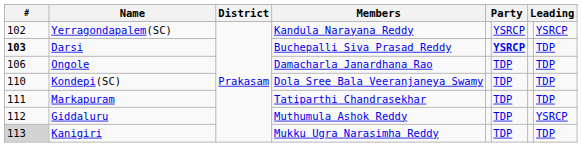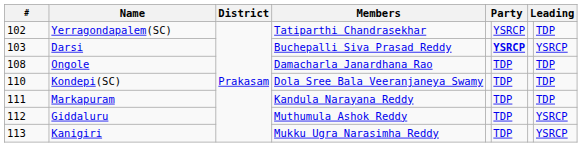(344, 30) Kandula Narayana Reddy -> (350, 30) Tatiparthi Chandrasekhar
(552, 30) YSRCP -> (545, 30) TDP
(16, 47) bold -> (16, 47) normal
(545, 47) TDP -> (552, 47) YSRCP
(16, 64) 106 -> (16, 64) 108
(350, 99) Tatiparthi Chandrasekhar -> (344, 99) Kandula Narayana Reddy
(16, 133) lightgrey background -> (16, 133) no background
(545, 133) TDP -> (552, 133) YSRCP
